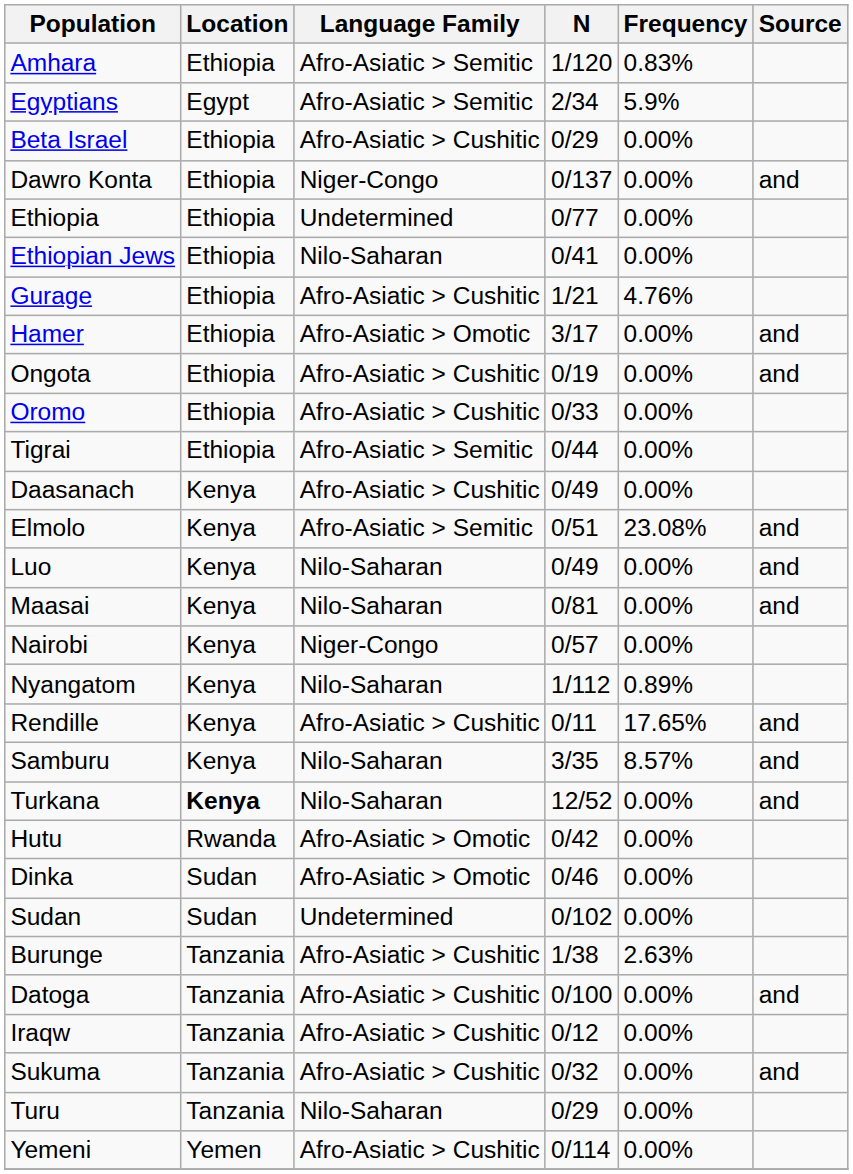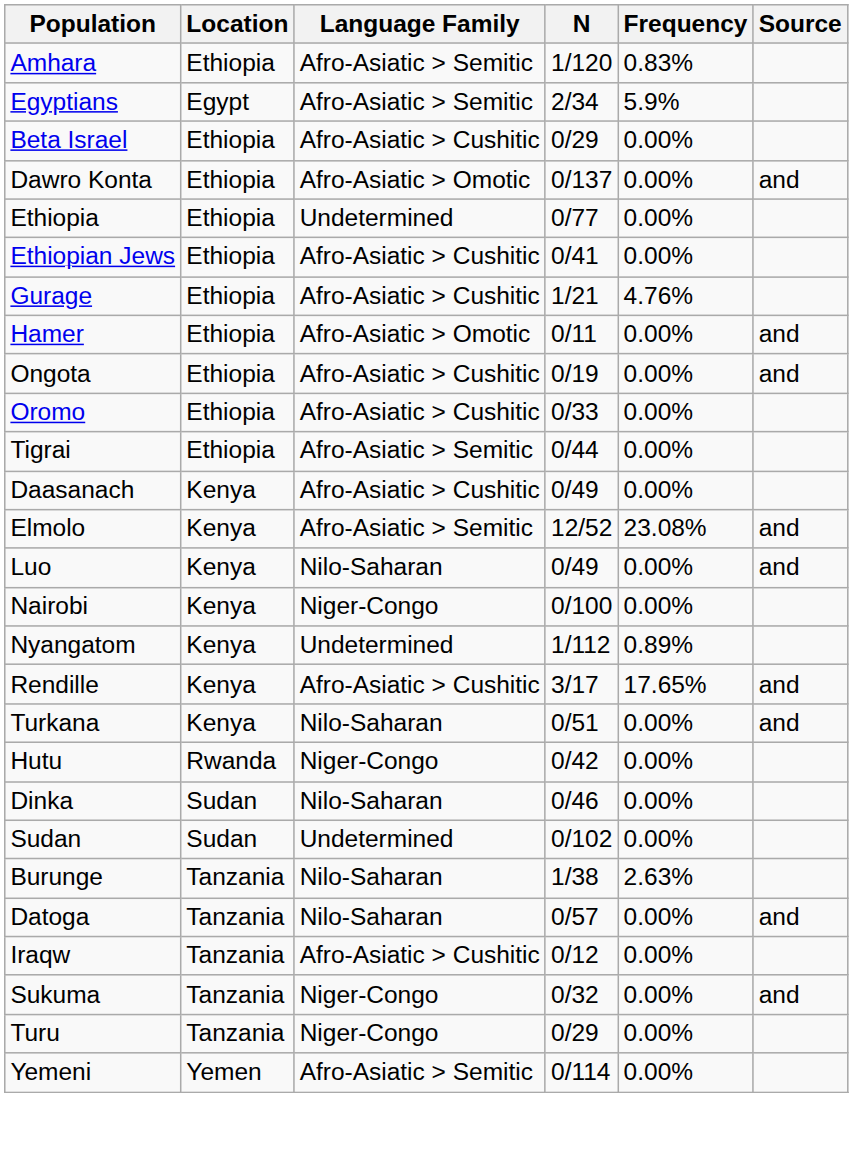(369, 179) Niger-Congo -> (415, 179) Afro-Asiatic > Omotic
(371, 256) Nilo-Saharan -> (420, 256) Afro-Asiatic > Cushitic
(575, 334) 3/17 -> (574, 334) 0/11
(575, 528) 0/51 -> (582, 528) 12/52
- row: (50, 606)
(575, 645) 0/57 -> (582, 606) 0/100
(371, 683) Nilo-Saharan -> (377, 645) Undetermined
(574, 722) 0/11 -> (575, 683) 3/17
- row: (60, 761)
(223, 800) bold -> (221, 722) normal
(582, 800) 12/52 -> (575, 722) 0/51
(415, 839) Afro-Asiatic > Omotic -> (369, 761) Niger-Congo
(415, 878) Afro-Asiatic > Omotic -> (371, 800) Nilo-Saharan
(420, 955) Afro-Asiatic > Cushitic -> (371, 878) Nilo-Saharan
(420, 994) Afro-Asiatic > Cushitic -> (371, 916) Nilo-Saharan
(582, 994) 0/100 -> (575, 916) 0/57
(420, 1072) Afro-Asiatic > Cushitic -> (369, 994) Niger-Congo
(371, 1110) Nilo-Saharan -> (369, 1033) Niger-Congo
(420, 1149) Afro-Asiatic > Cushitic -> (416, 1072) Afro-Asiatic > Semitic
